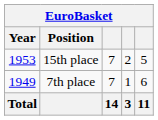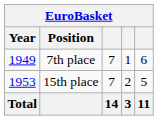rows swapped: (71, 82) <-> (71, 60)
